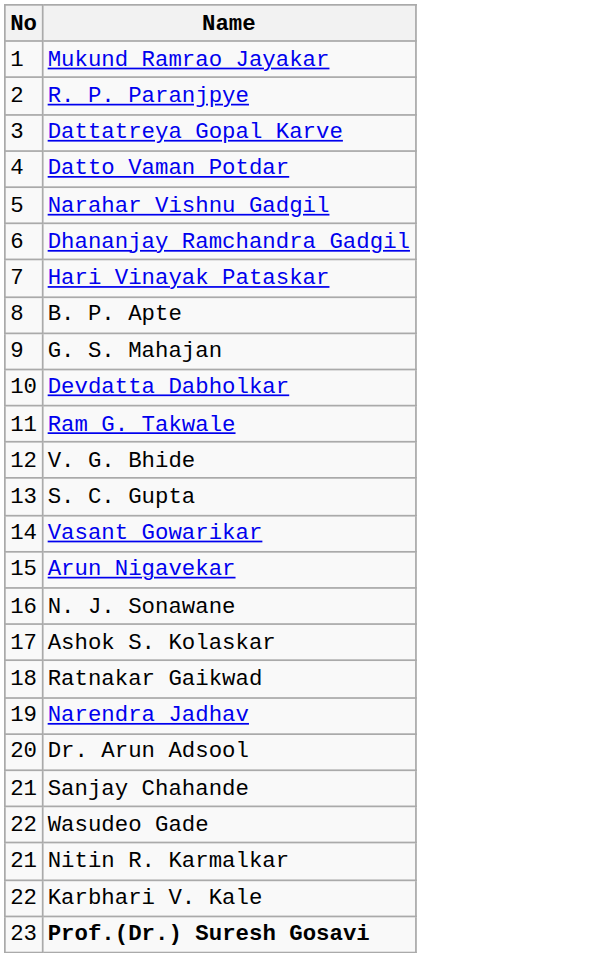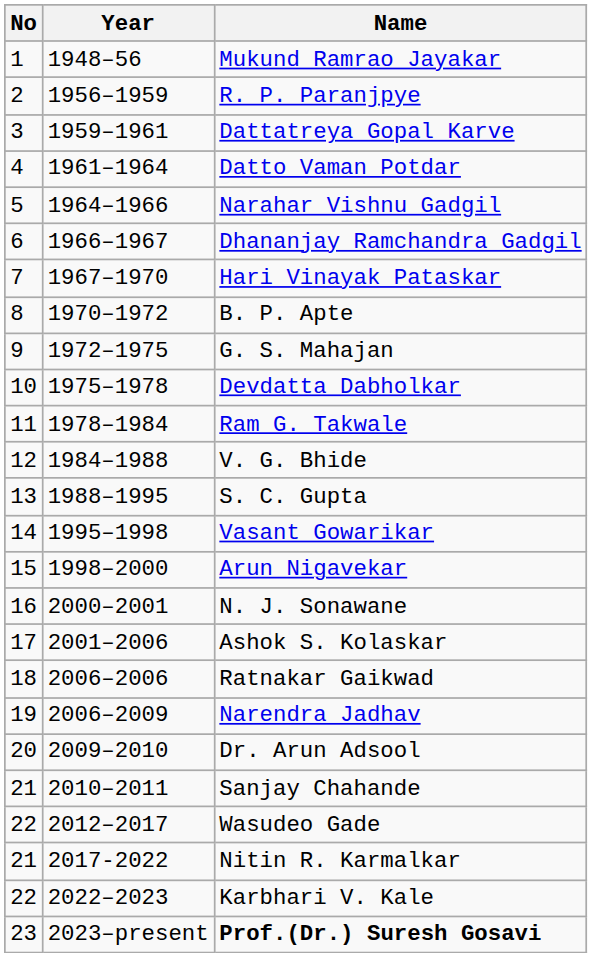+ column: (128, 23)
